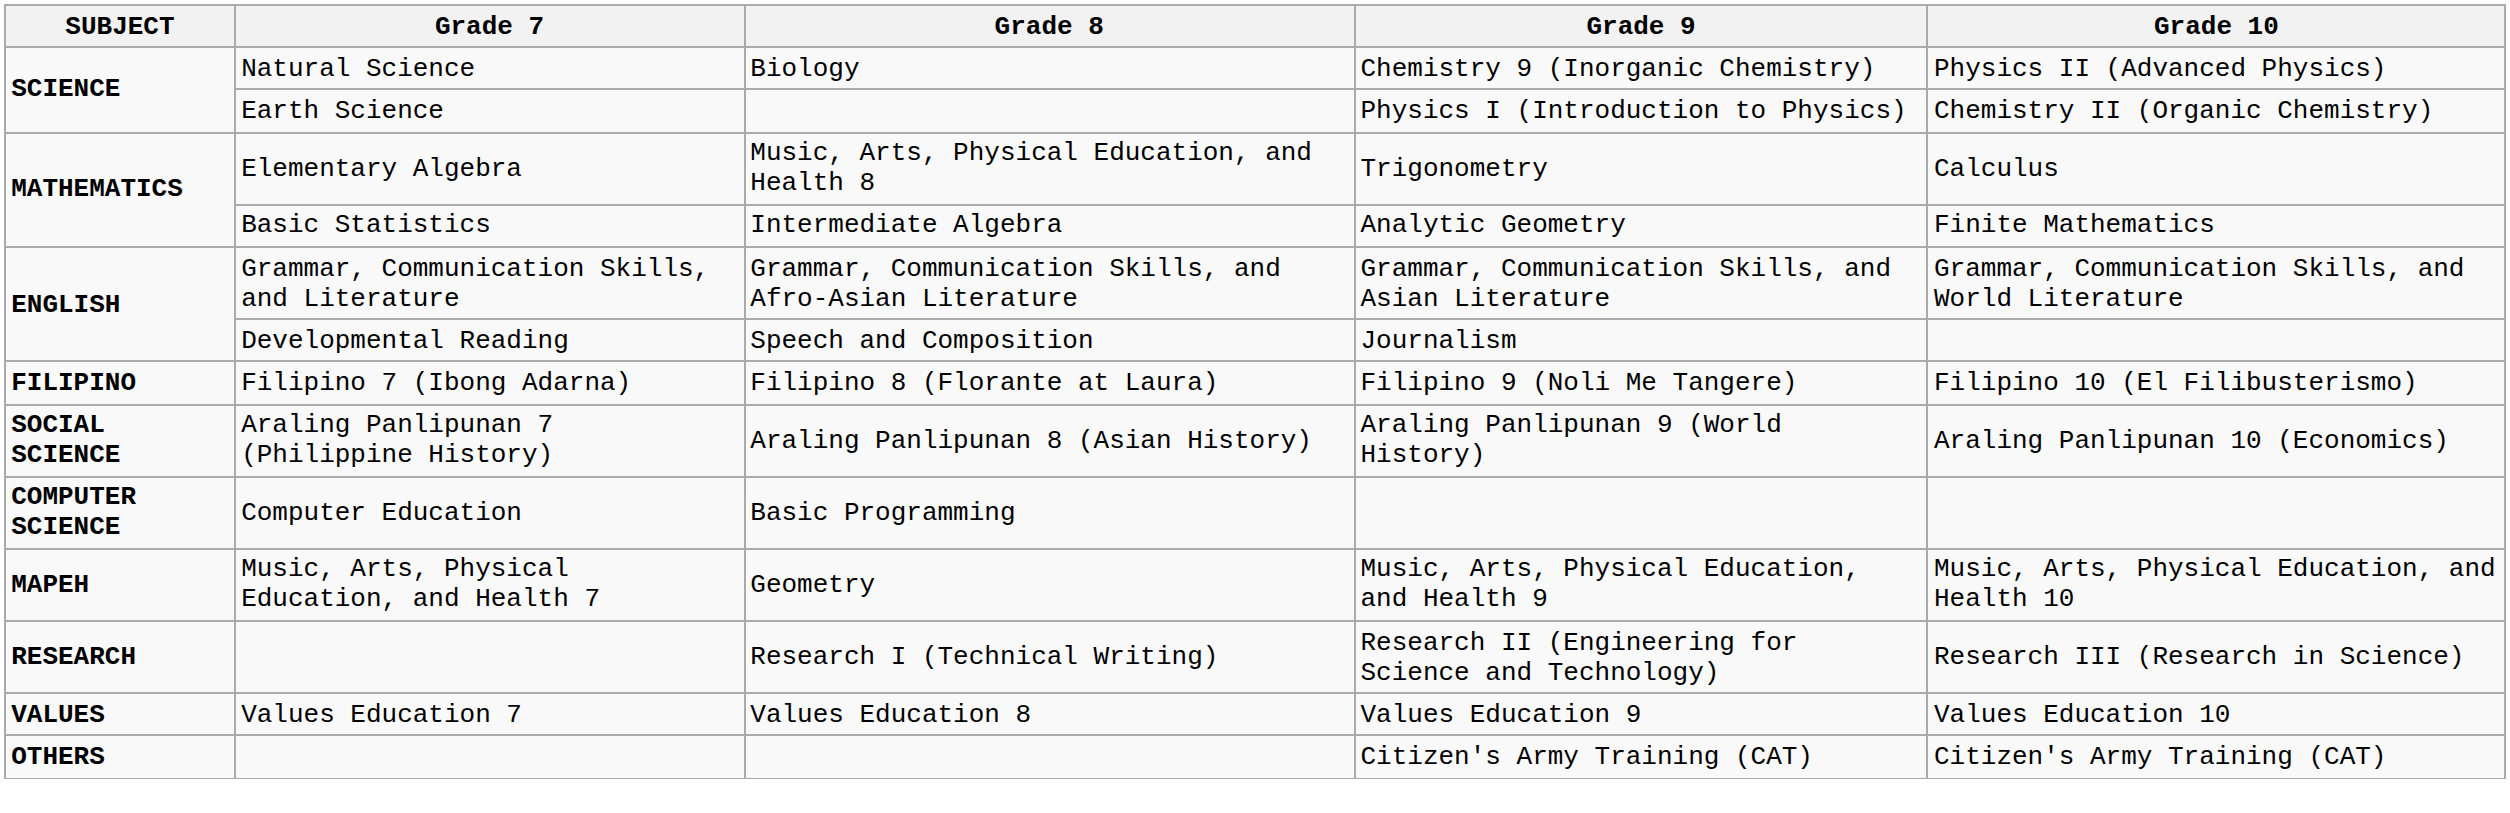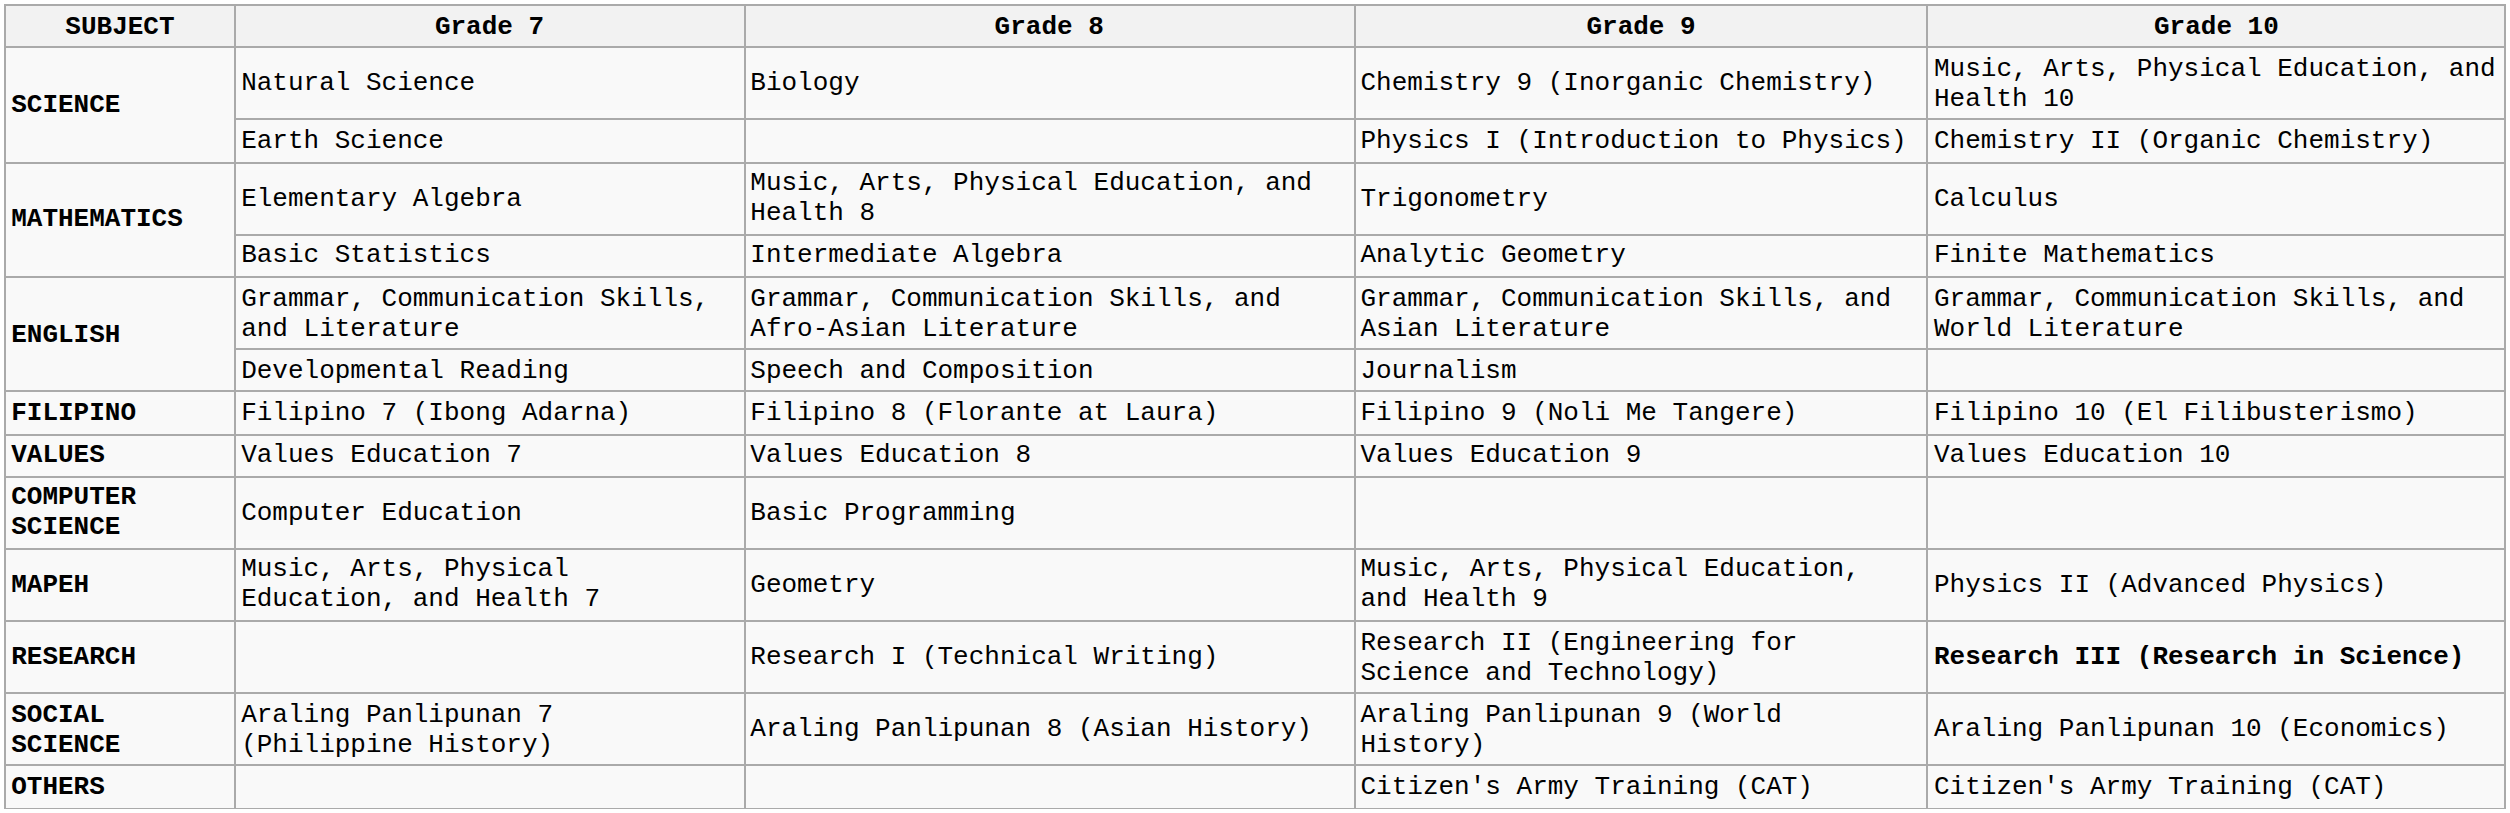(2160, 69) Physics II (Advanced Physics) -> (2215, 84) Music, Arts, Physical Education, and Health 10
rows swapped: (1571, 440) <-> (1501, 715)
(2215, 585) Music, Arts, Physical Education, and Health 10 -> (2160, 585) Physics II (Advanced Physics)
(2199, 657) normal -> (2199, 657) bold
